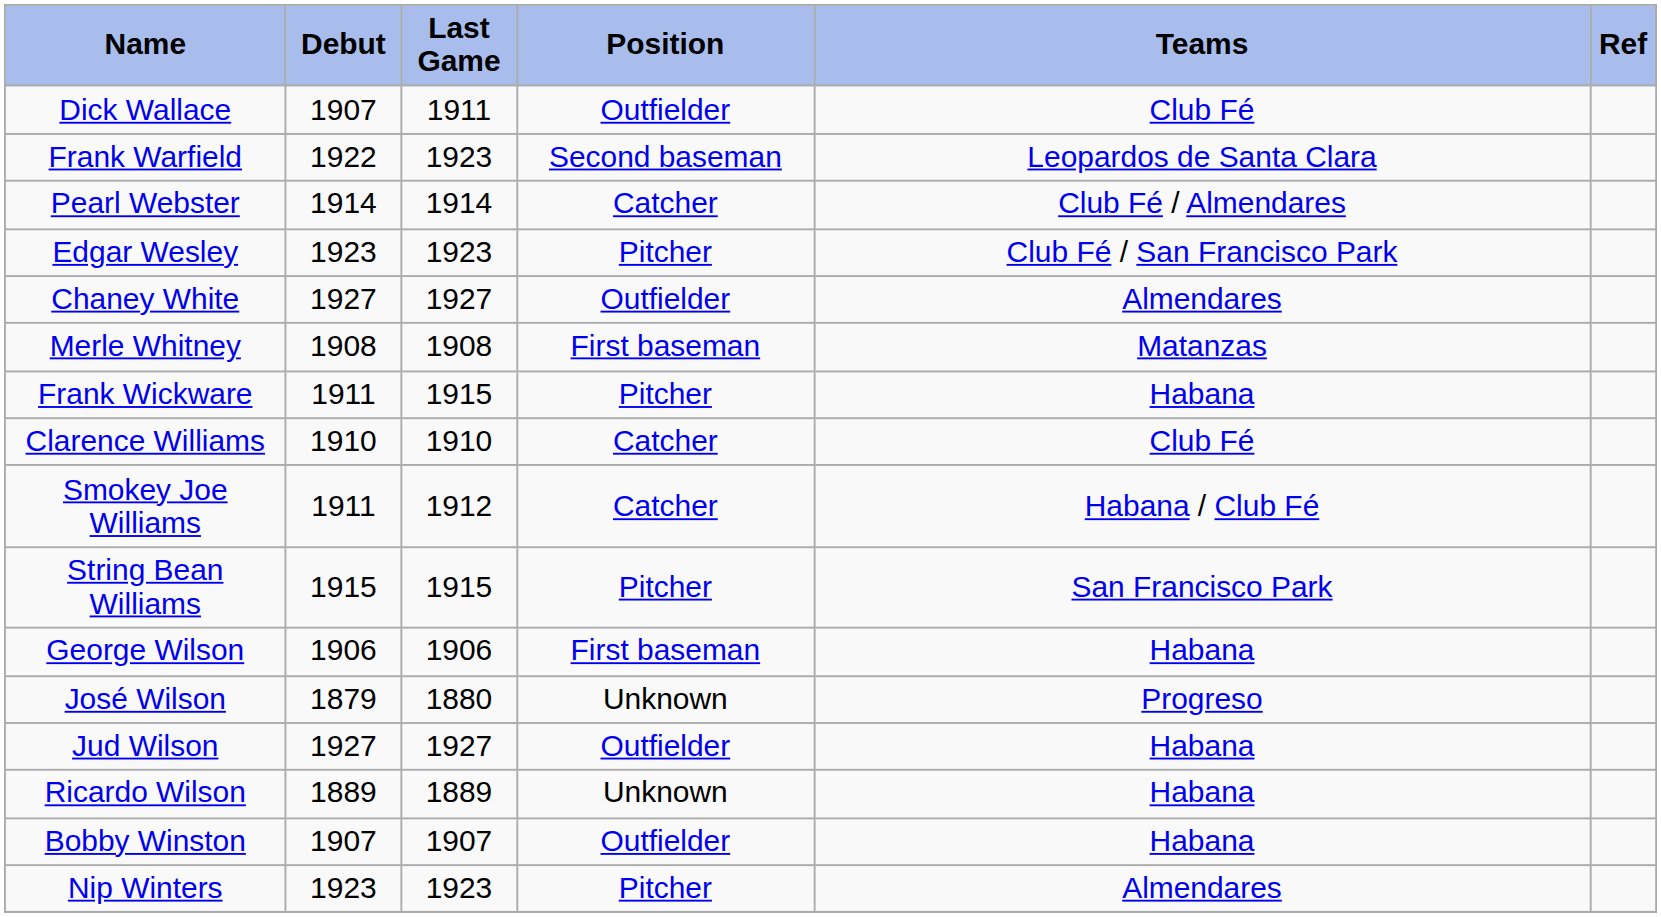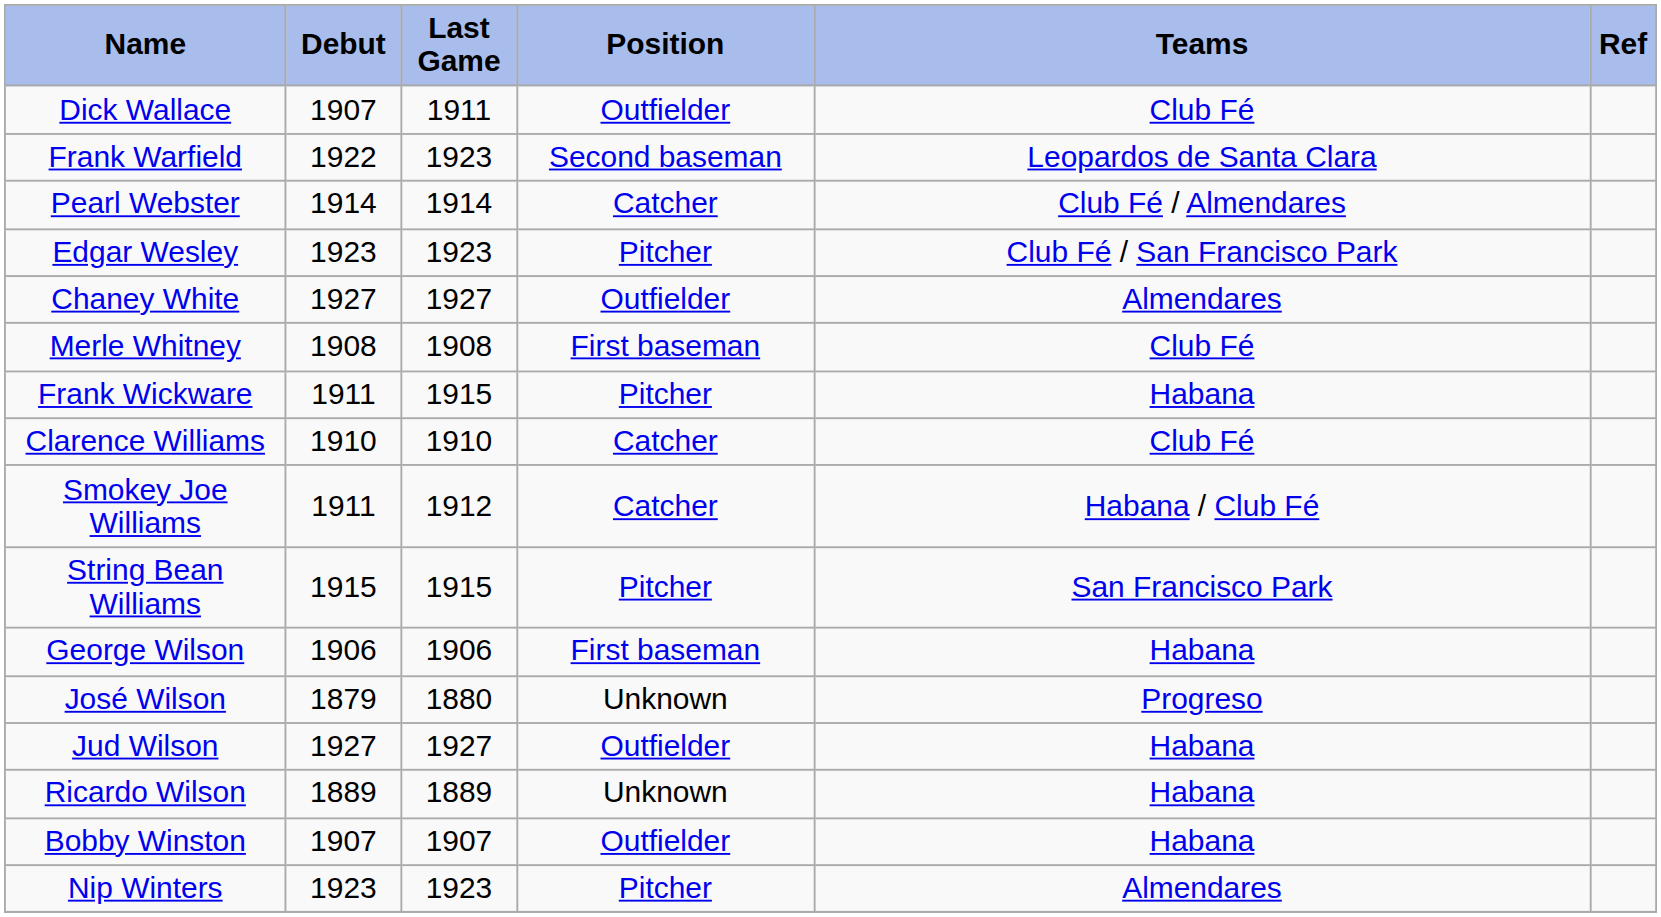(1202, 346) Matanzas -> (1202, 346) Club Fé
